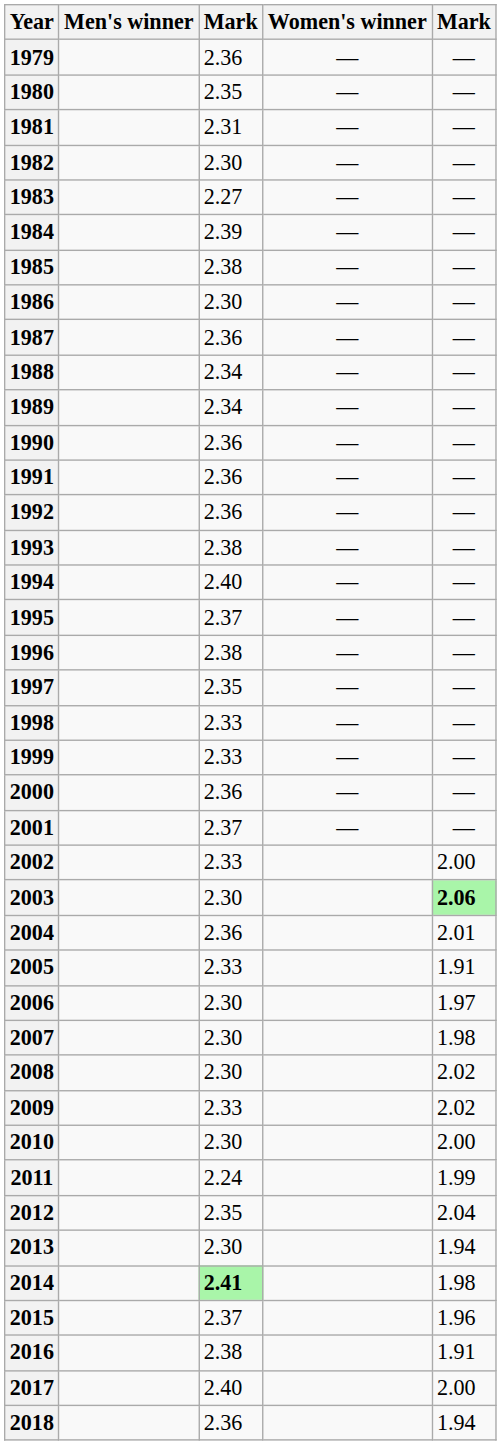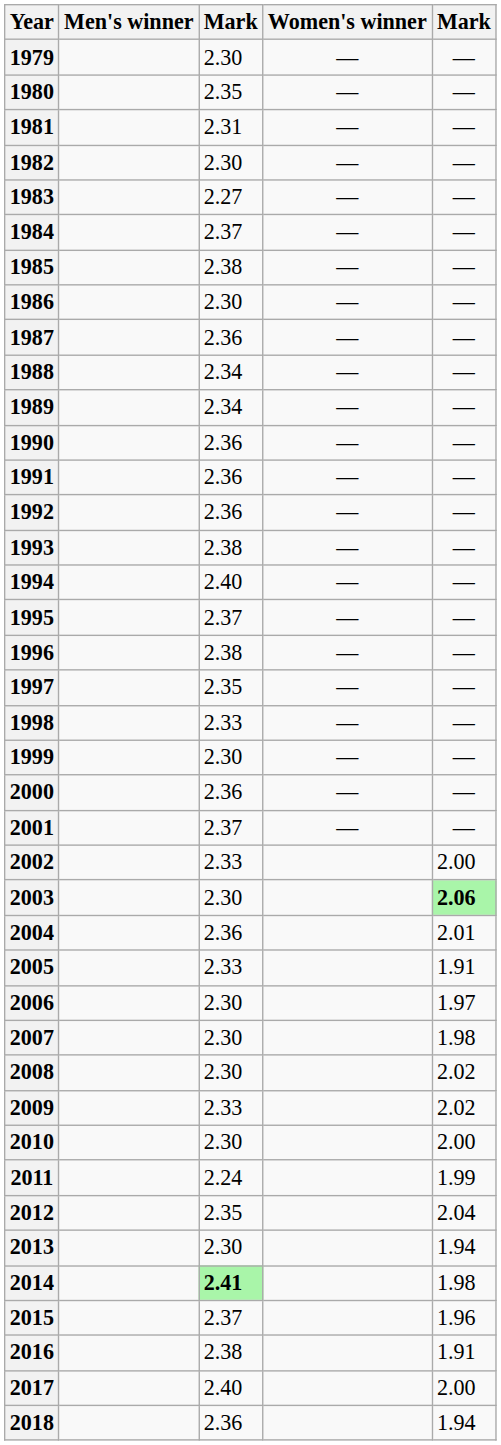(223, 57) 2.36 -> (223, 57) 2.30
(223, 232) 2.39 -> (223, 232) 2.37
(223, 757) 2.33 -> (223, 757) 2.30
